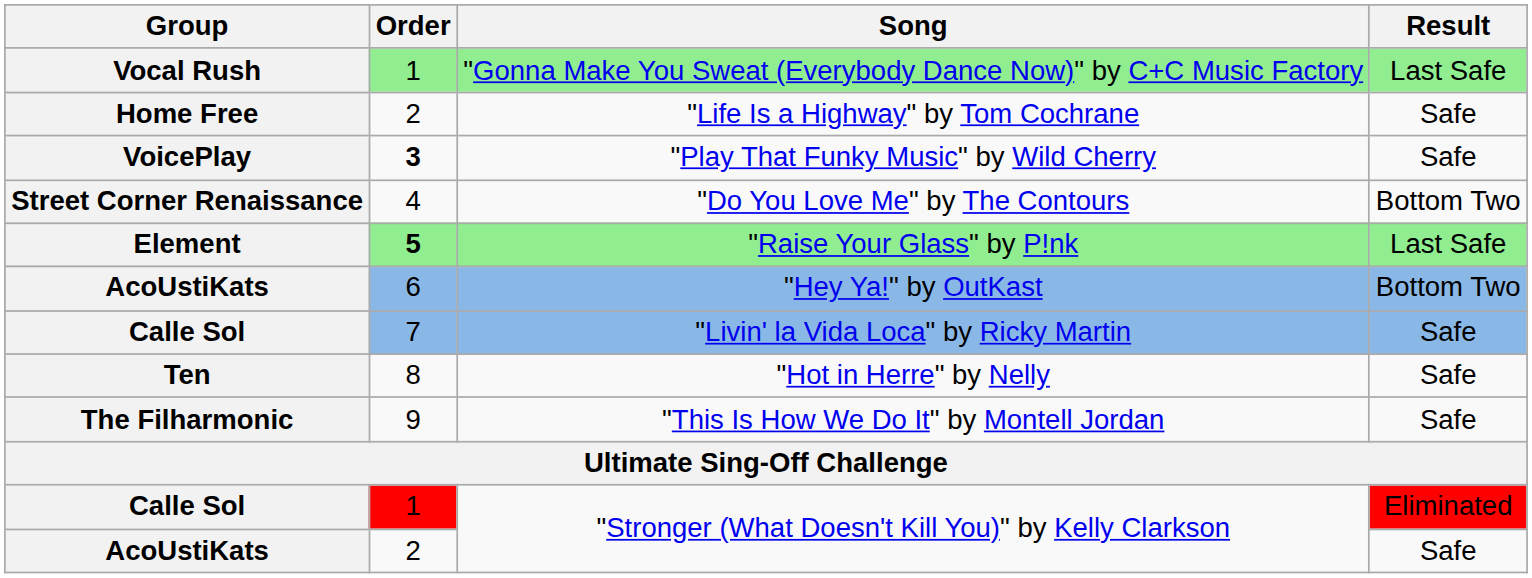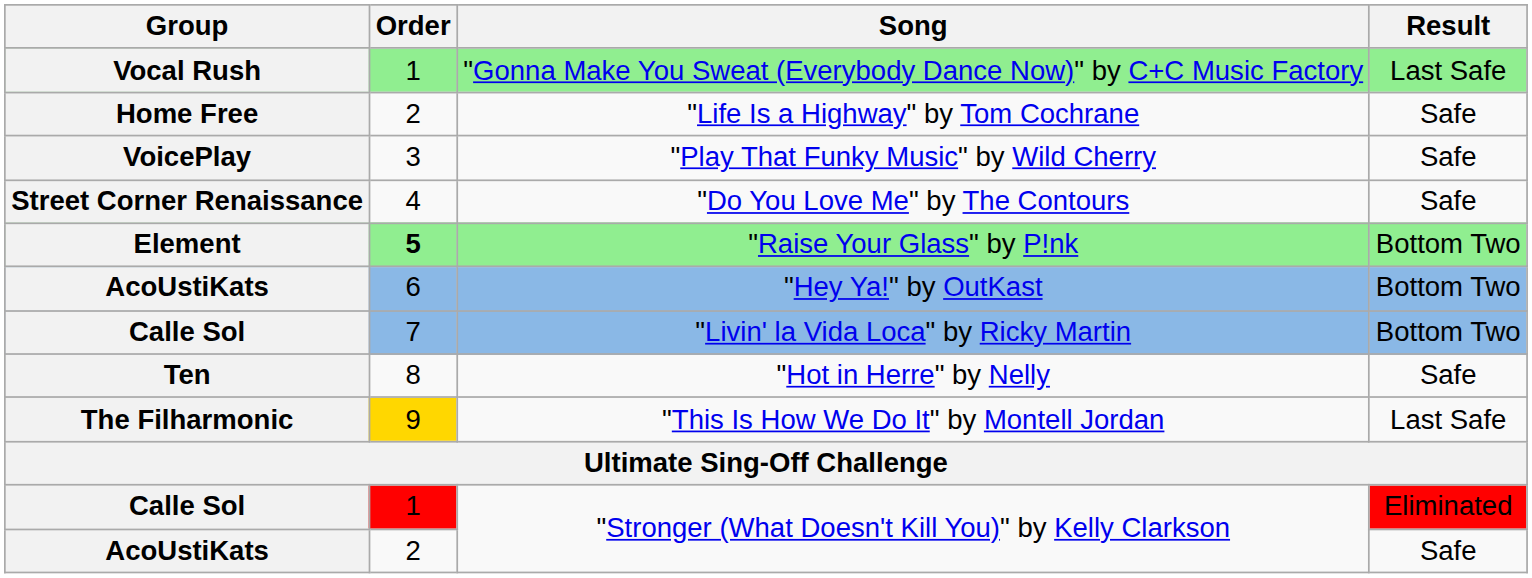(413, 157) bold -> (413, 157) normal
(1448, 200) Bottom Two -> (1448, 200) Safe
(1448, 244) Last Safe -> (1448, 244) Bottom Two
(1448, 331) Safe -> (1448, 331) Bottom Two
(413, 419) no background -> (413, 419) gold background
(1448, 419) Safe -> (1448, 419) Last Safe
